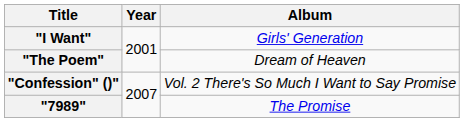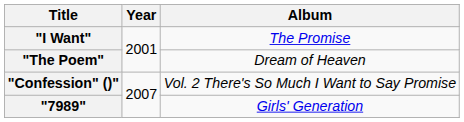(310, 38) Girls' Generation -> (310, 38) The Promise
(310, 106) The Promise -> (310, 106) Girls' Generation
